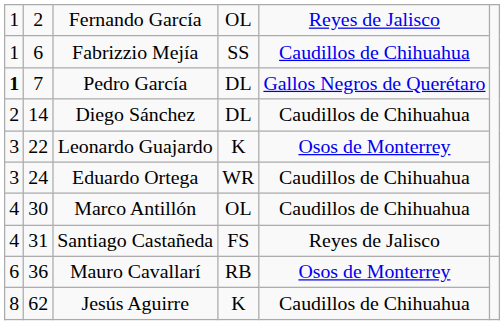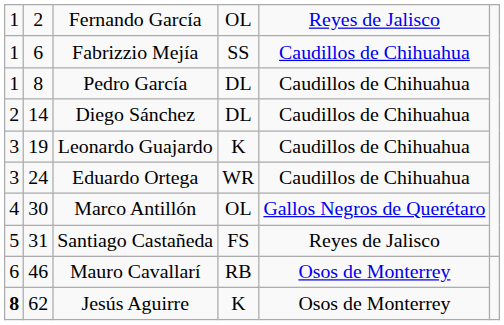(14, 83) bold -> (14, 83) normal
(38, 83) 7 -> (38, 83) 8
(374, 83) Gallos Negros de Querétaro -> (374, 83) Caudillos de Chihuahua
(38, 146) 22 -> (38, 146) 19
(374, 146) Osos de Monterrey -> (374, 146) Caudillos de Chihuahua
(374, 209) Caudillos de Chihuahua -> (374, 209) Gallos Negros de Querétaro
(14, 240) 4 -> (14, 240) 5
(38, 271) 36 -> (38, 271) 46
(14, 303) normal -> (14, 303) bold
(374, 303) Caudillos de Chihuahua -> (374, 303) Osos de Monterrey
